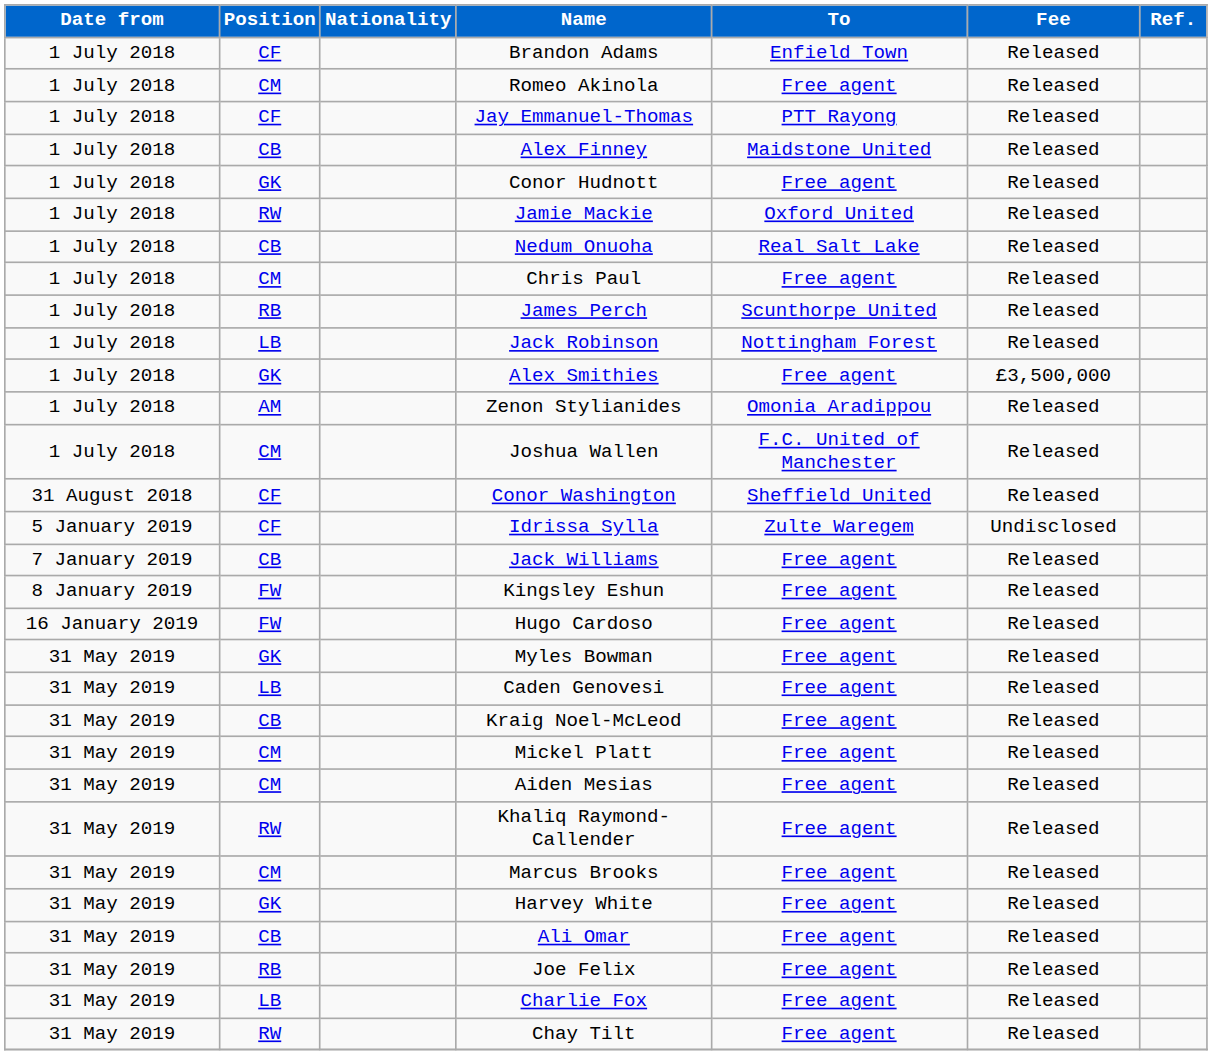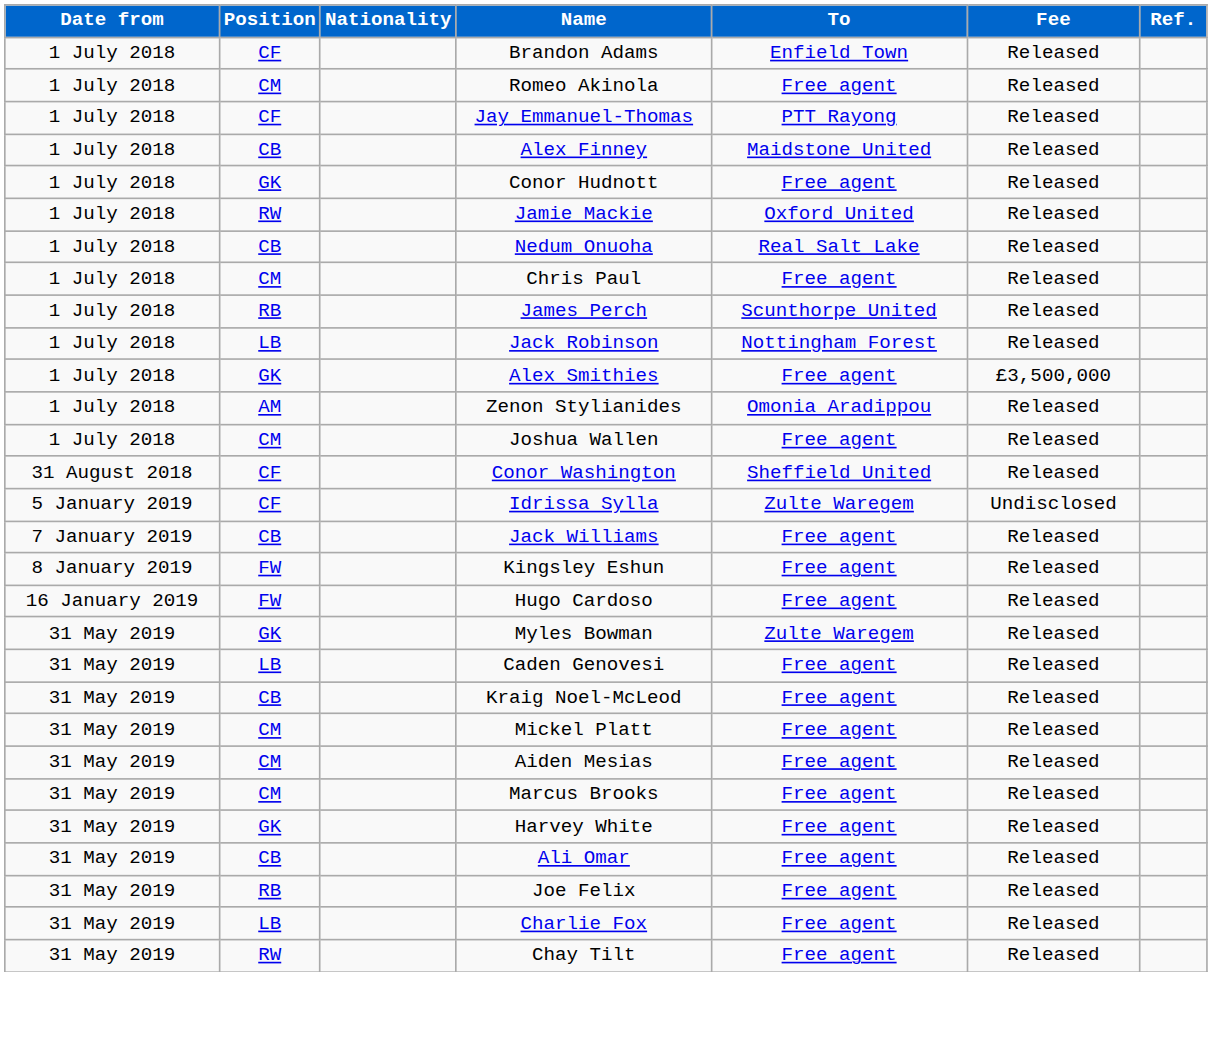(839, 451) F.C. United of Manchester -> (839, 440) Free agent
(839, 656) Free agent -> (839, 633) Zulte Waregem
- row: (584, 829)
